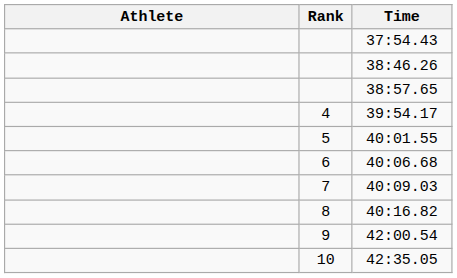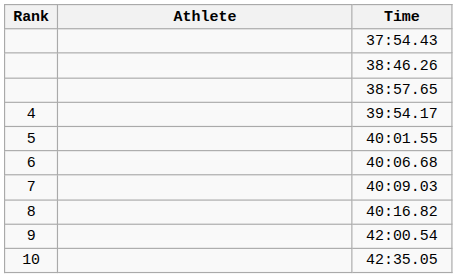columns swapped: (326, 17) <-> (152, 17)
